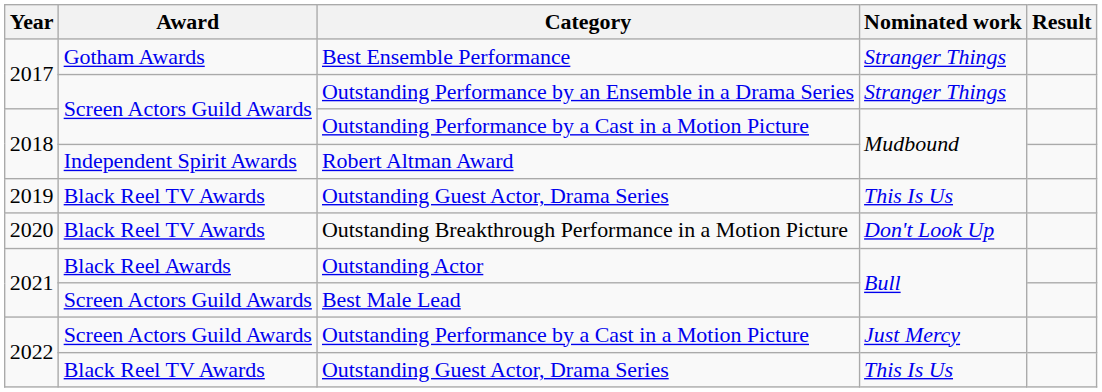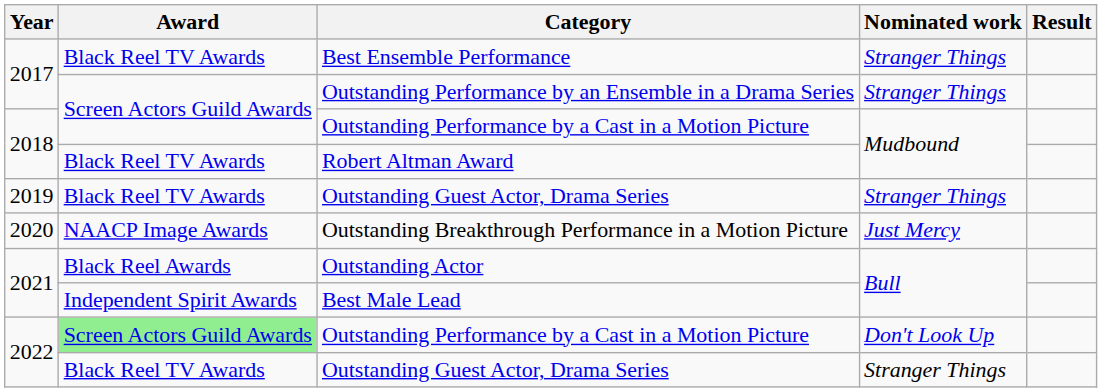(134, 56) Gotham Awards -> (164, 56) Black Reel TV Awards
(180, 160) Independent Spirit Awards -> (164, 160) Black Reel TV Awards
(909, 195) This Is Us -> (935, 195) Stranger Things
(164, 230) Black Reel TV Awards -> (166, 230) NAACP Image Awards
(929, 230) Don't Look Up -> (912, 230) Just Mercy
(188, 299) Screen Actors Guild Awards -> (180, 299) Independent Spirit Awards
(188, 334) no background -> (188, 334) lightgreen background
(912, 334) Just Mercy -> (929, 334) Don't Look Up
(909, 369) This Is Us -> (935, 369) Stranger Things
